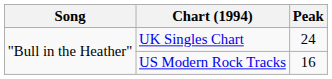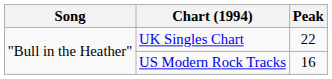(308, 39) 24 -> (308, 39) 22
